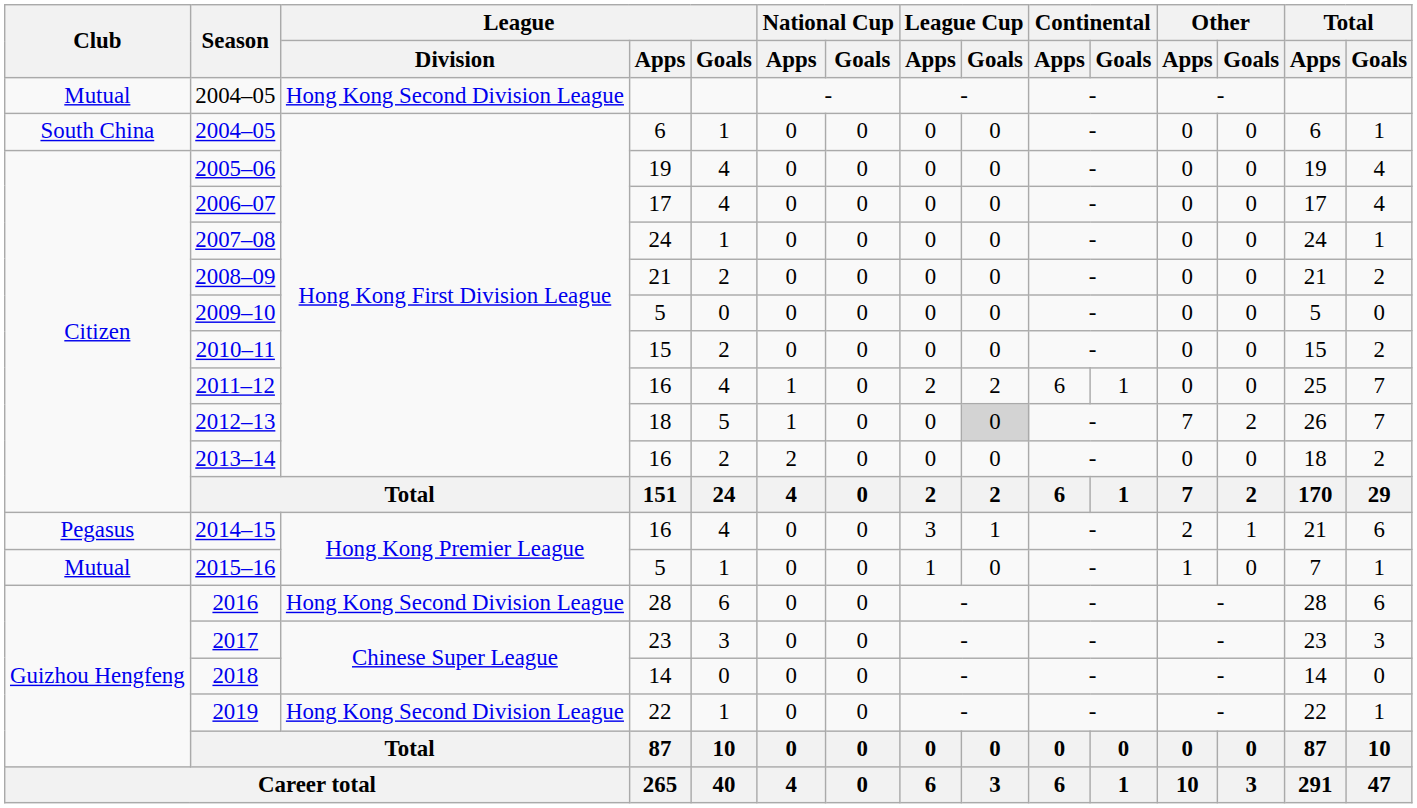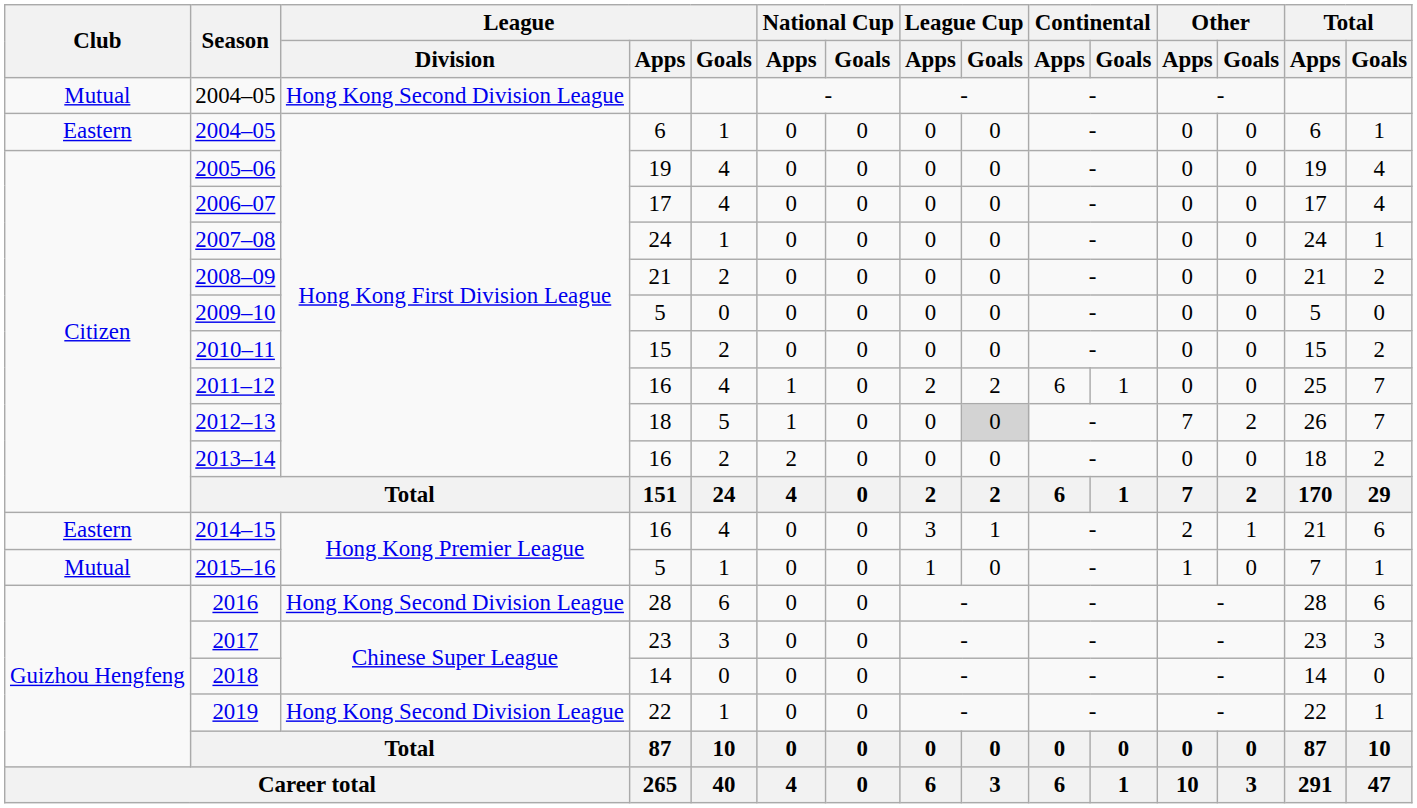(97, 131) South China -> (97, 131) Eastern
(97, 530) Pegasus -> (97, 530) Eastern
